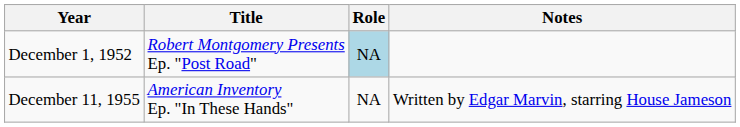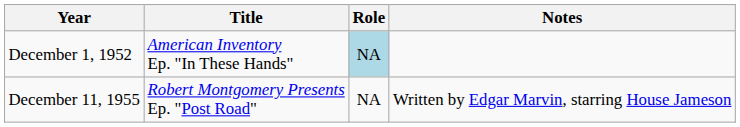(246, 53) Robert Montgomery Presents Ep. "Post Road" -> (220, 53) American Inventory Ep. "In These Hands"
(220, 99) American Inventory Ep. "In These Hands" -> (246, 99) Robert Montgomery Presents Ep. "Post Road"
